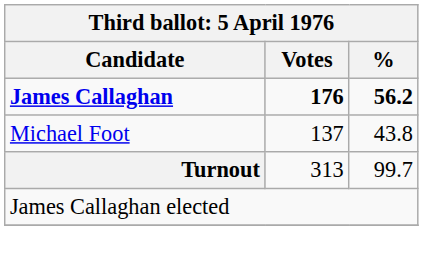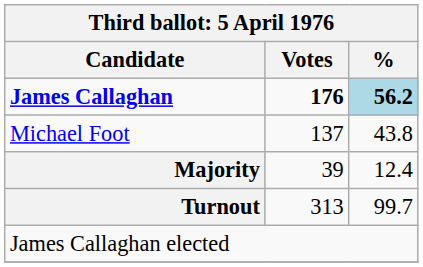(393, 96) no background -> (393, 96) lightblue background
+ row: (217, 170)
